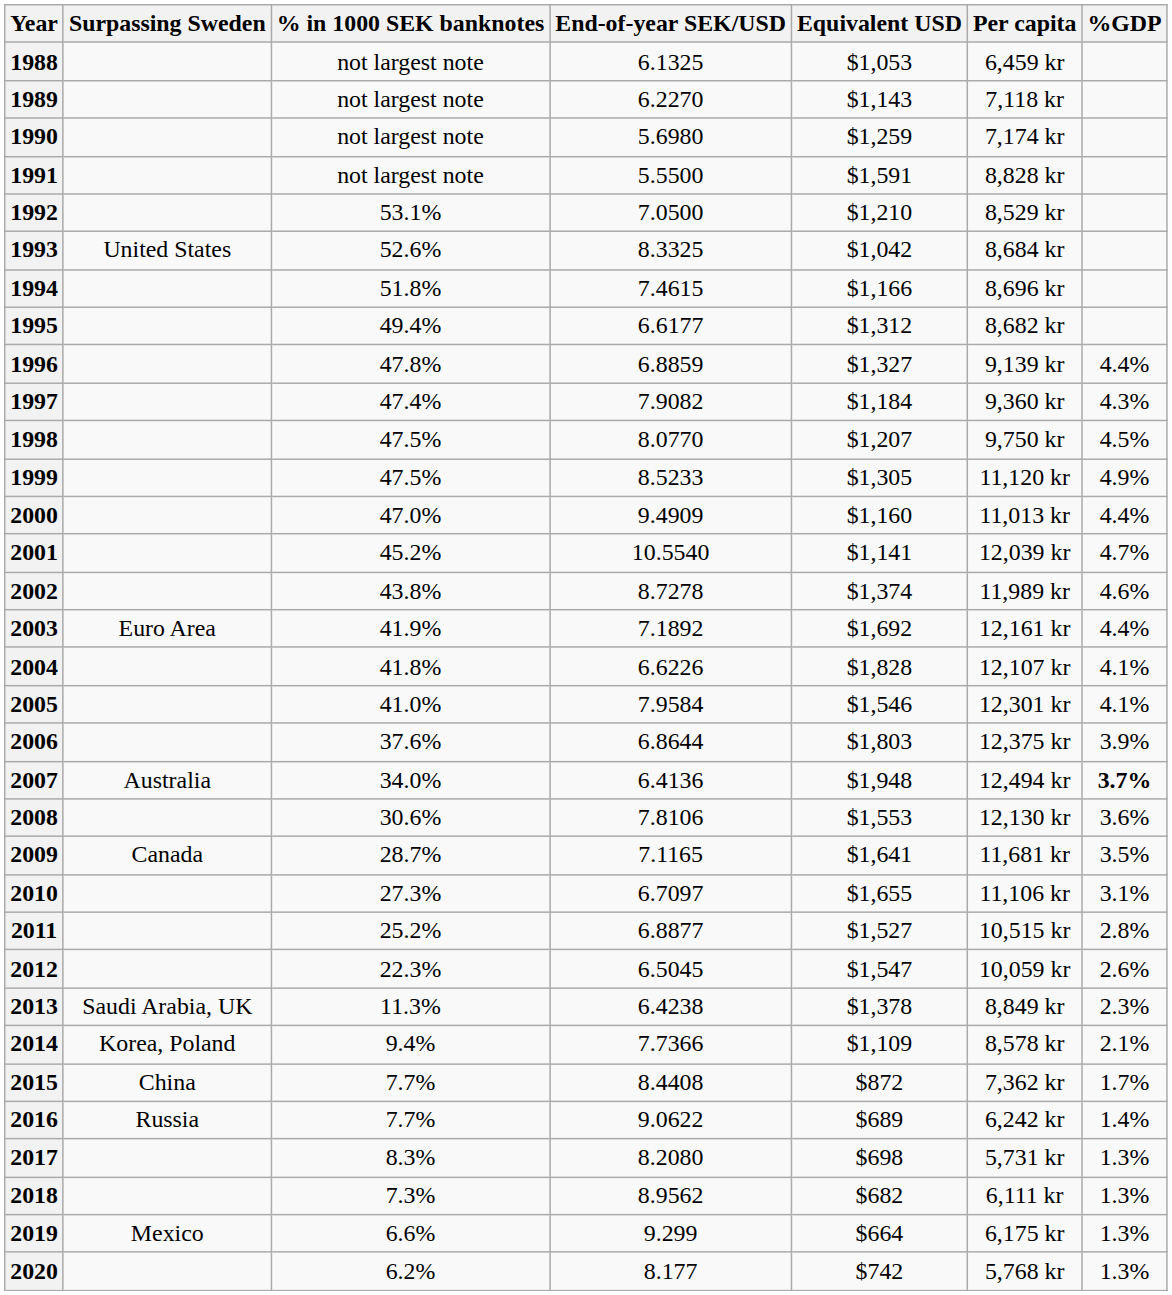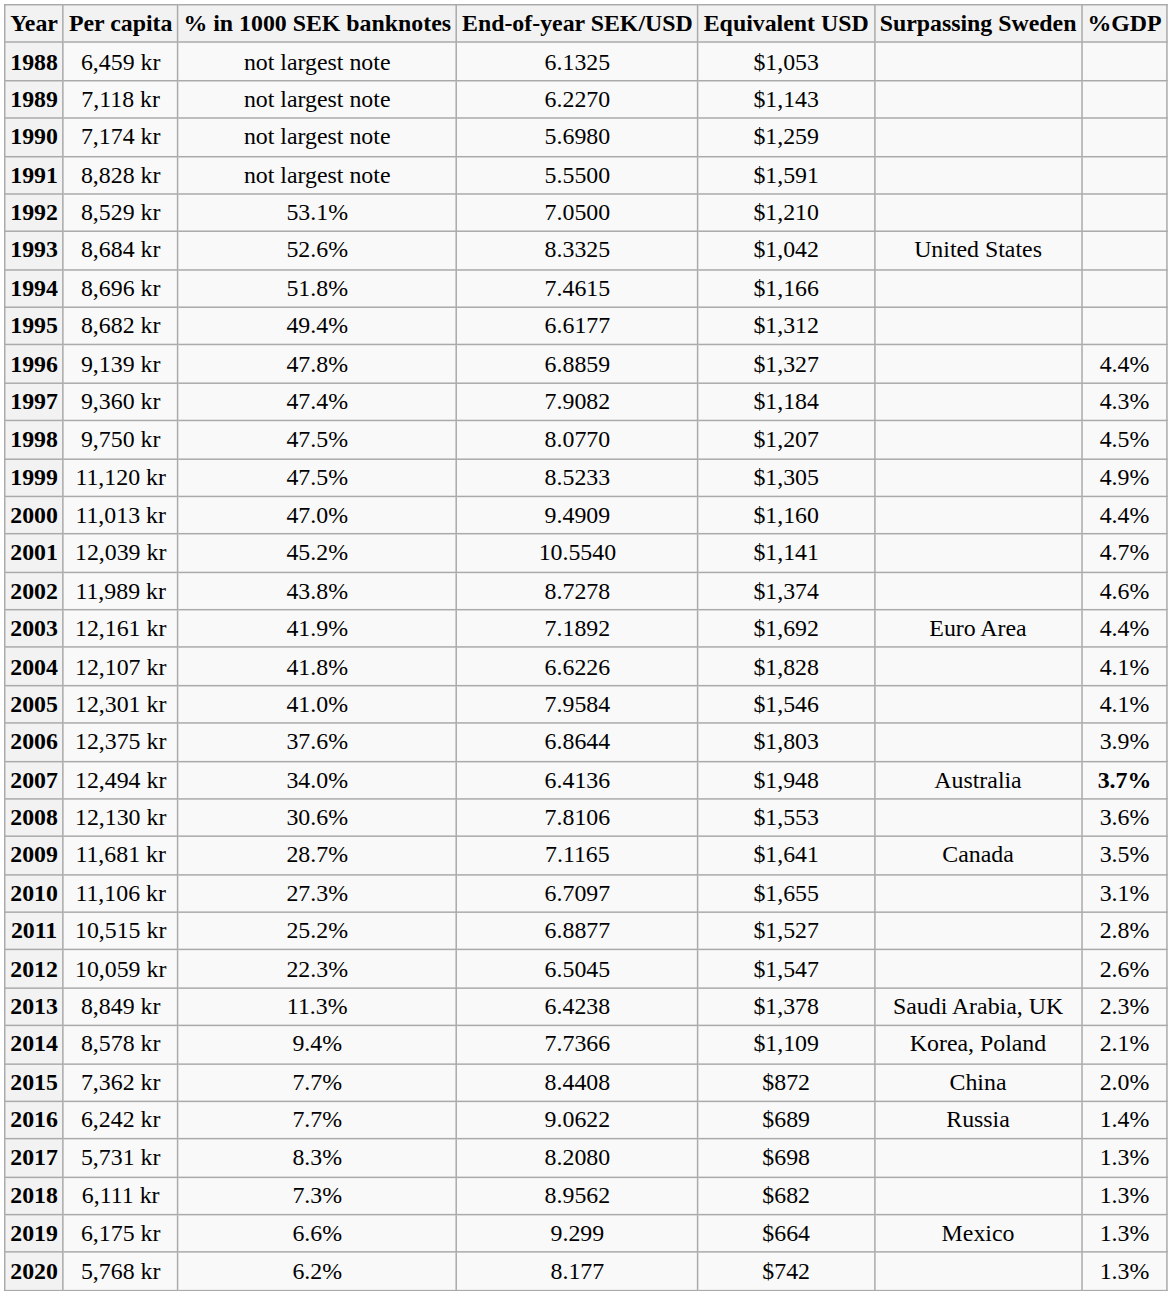columns swapped: (1025, 23) <-> (167, 23)
(1124, 1082) 1.7% -> (1124, 1082) 2.0%
